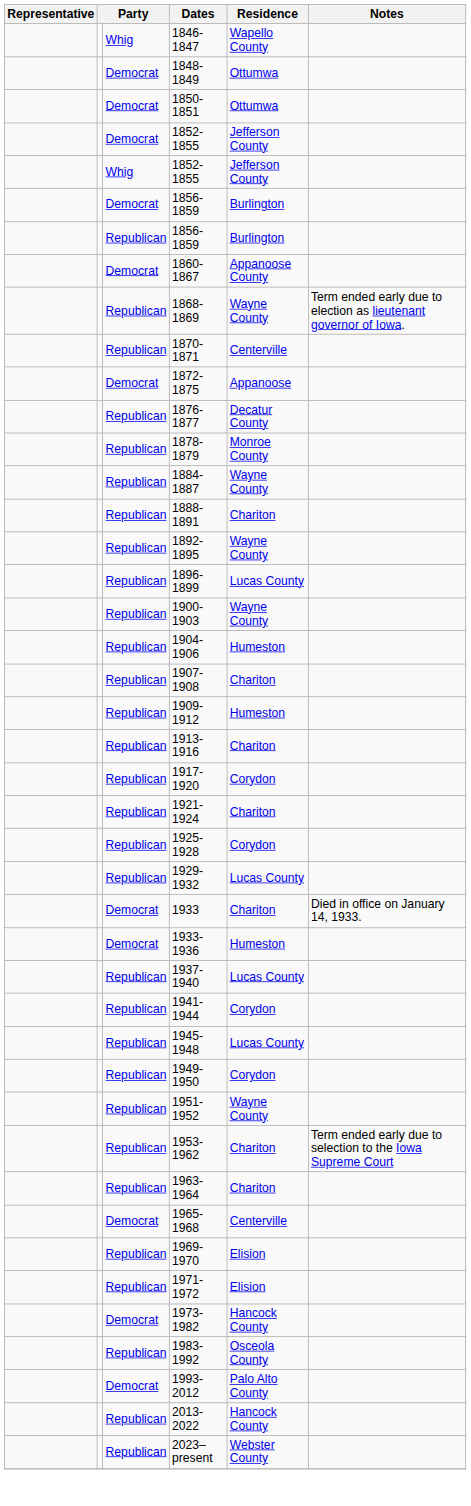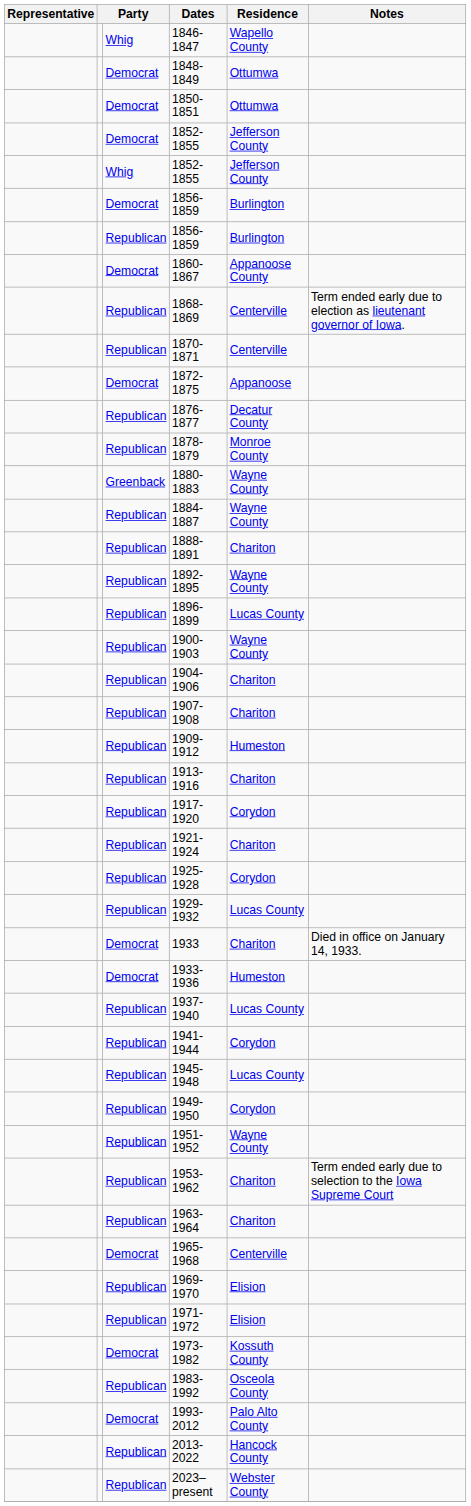(249, 310) Wayne County -> (258, 310) Centerville
+ row: (135, 482)
(257, 647) Humeston -> (253, 680) Chariton
(253, 1320) Hancock County -> (252, 1353) Kossuth County
